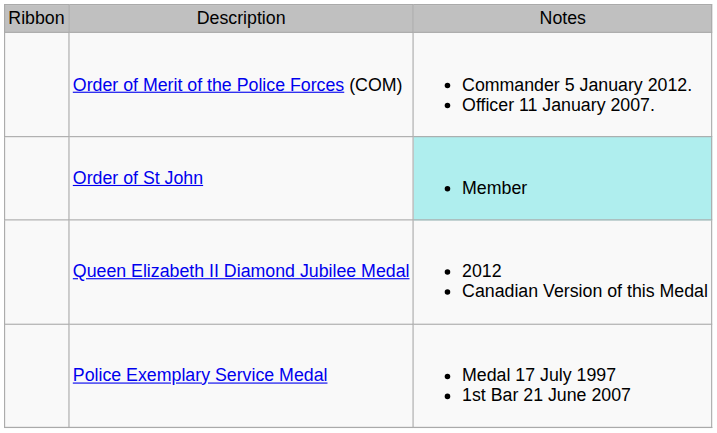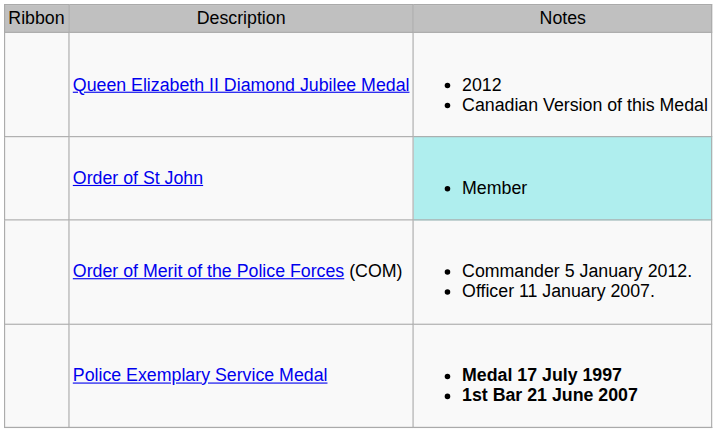rows swapped: (238, 84) <-> (241, 271)
(563, 385) normal -> (563, 385) bold
